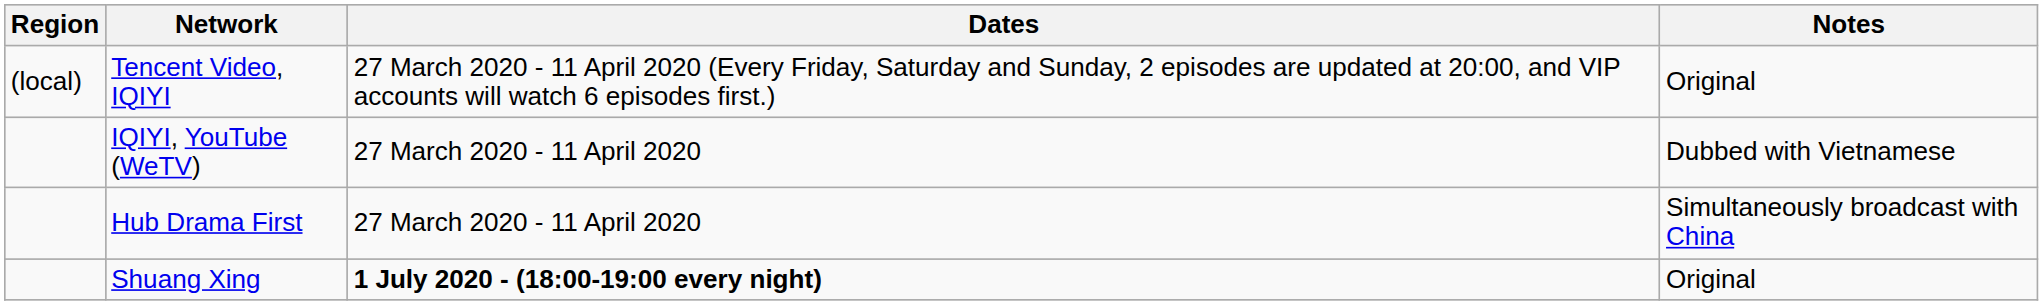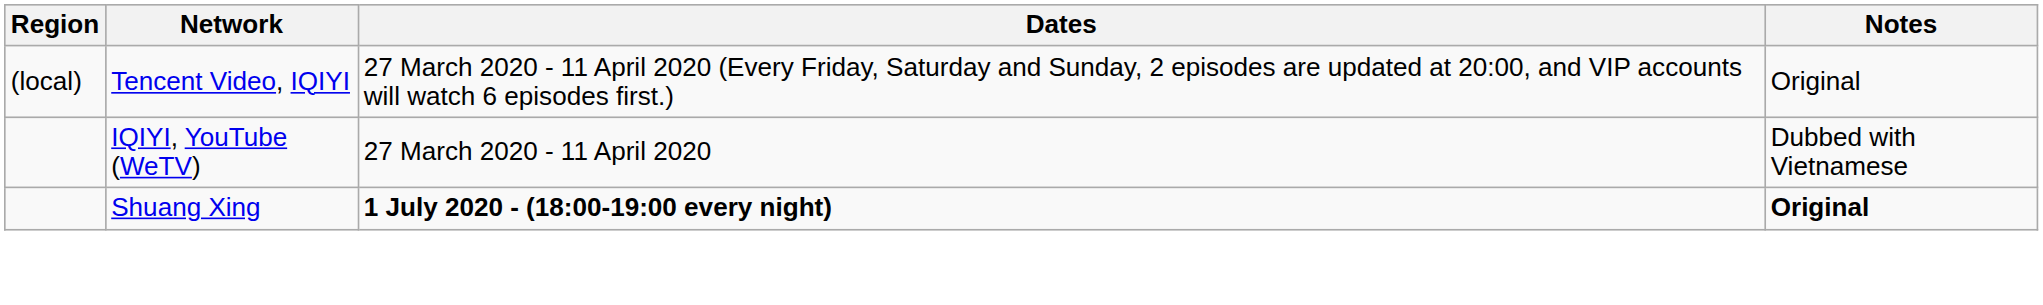- row: (207, 222)
(1711, 278) normal -> (1820, 207) bold
